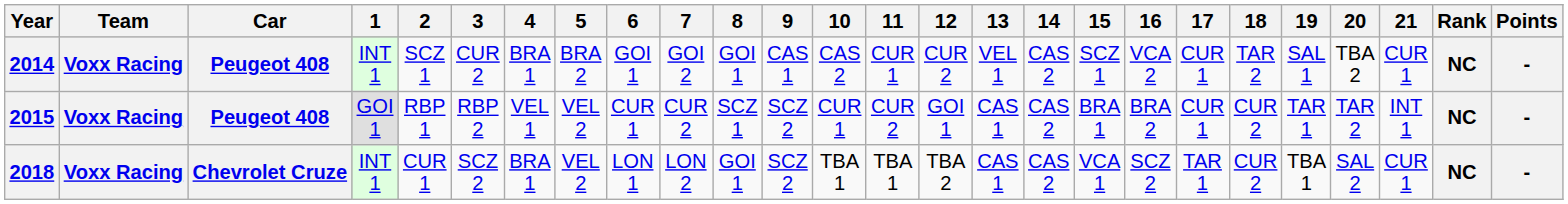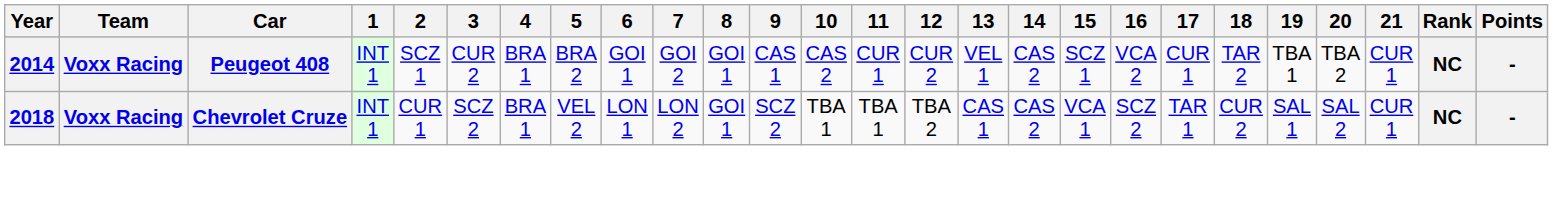(1306, 64) SAL 1 -> (1292, 64) TBA 1
- row: (32, 118)
(1306, 173) TBA 1 -> (1292, 118) SAL 1
